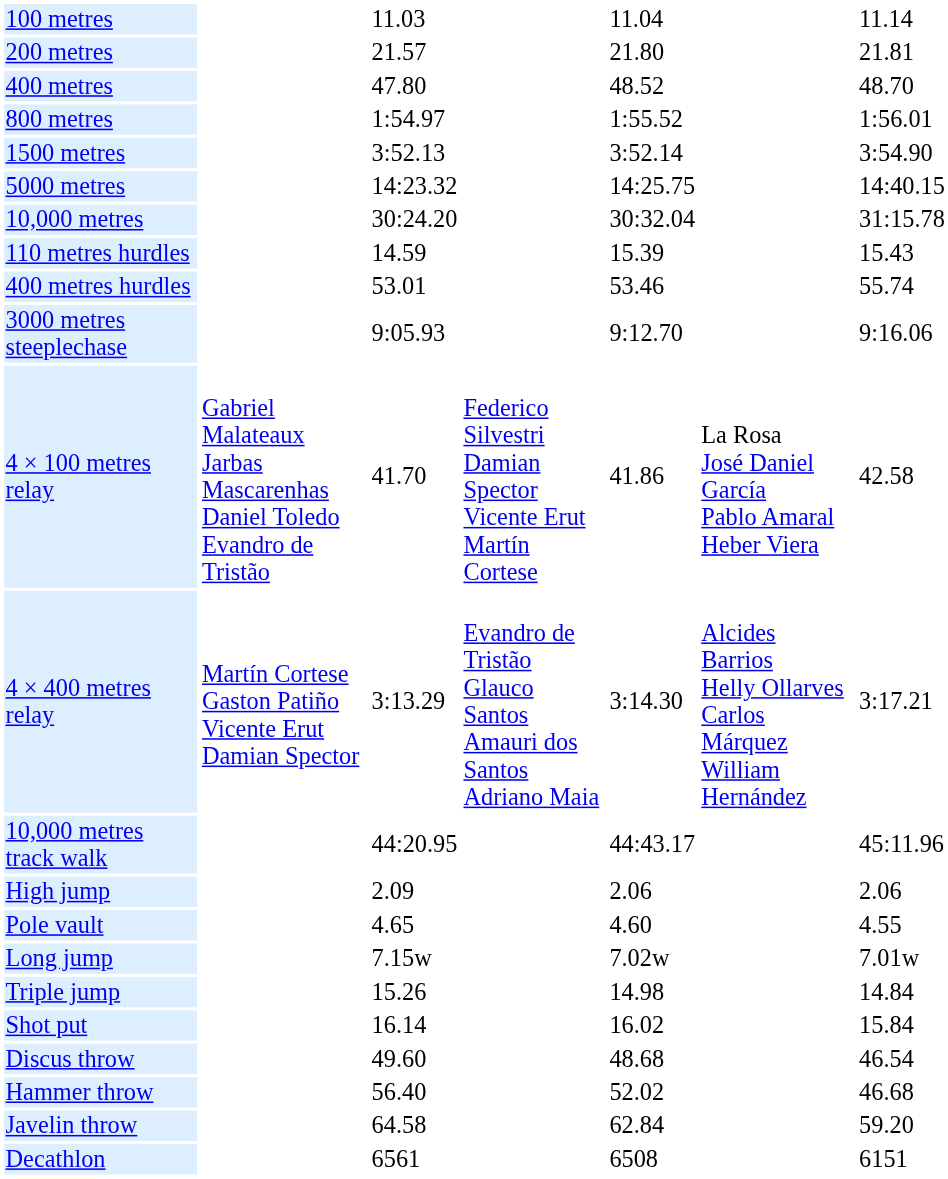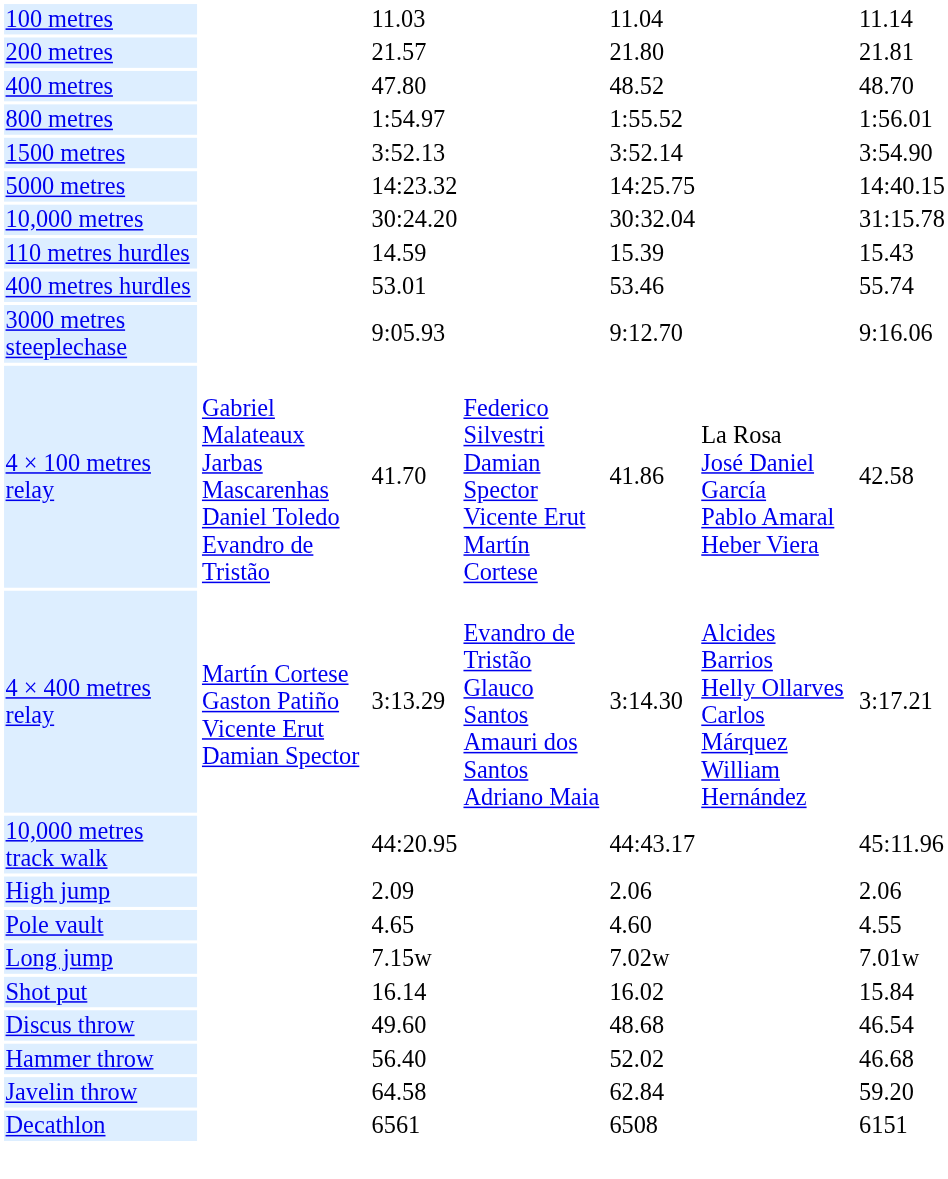- row: (63, 991)
